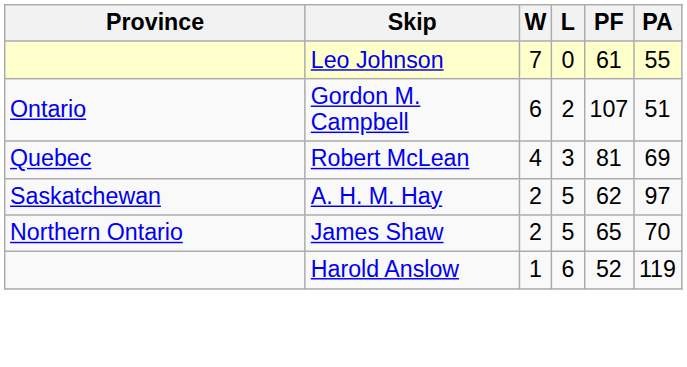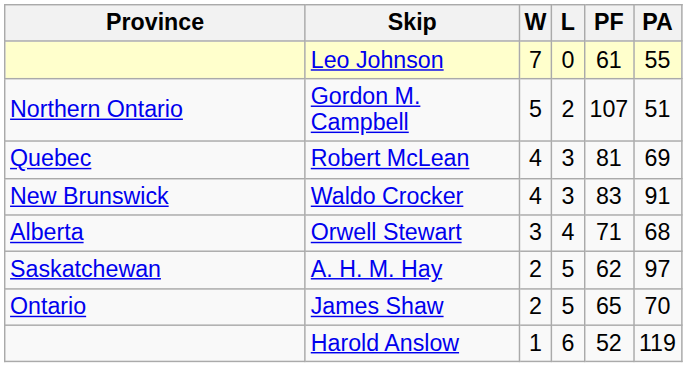(48, 109) Ontario -> (96, 109) Northern Ontario
(535, 109) 6 -> (535, 109) 5
+ row: (387, 196)
+ row: (386, 232)
(96, 232) Northern Ontario -> (48, 306) Ontario
